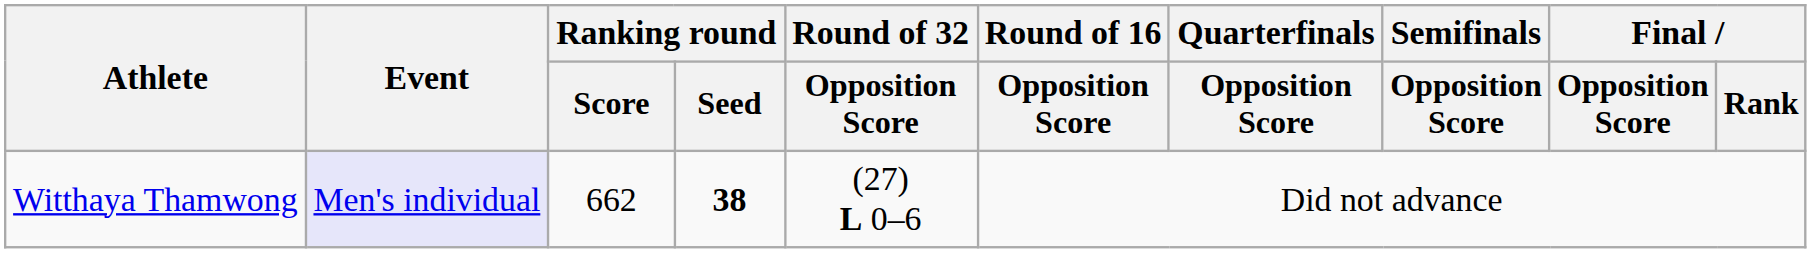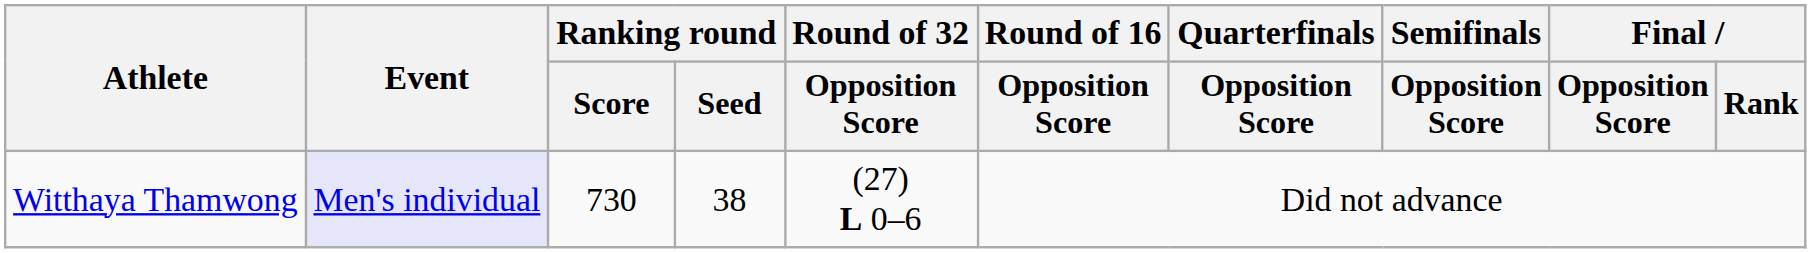(611, 198) 662 -> (611, 198) 730
(729, 198) bold -> (729, 198) normal
